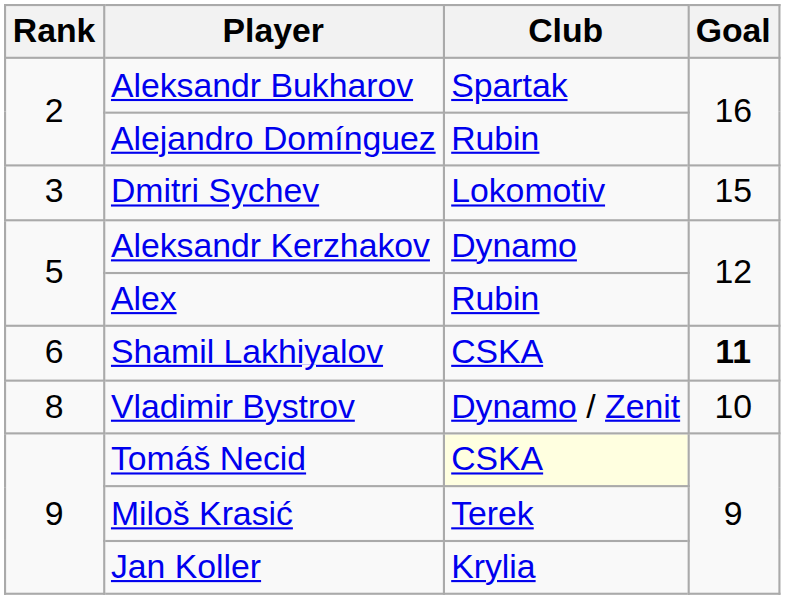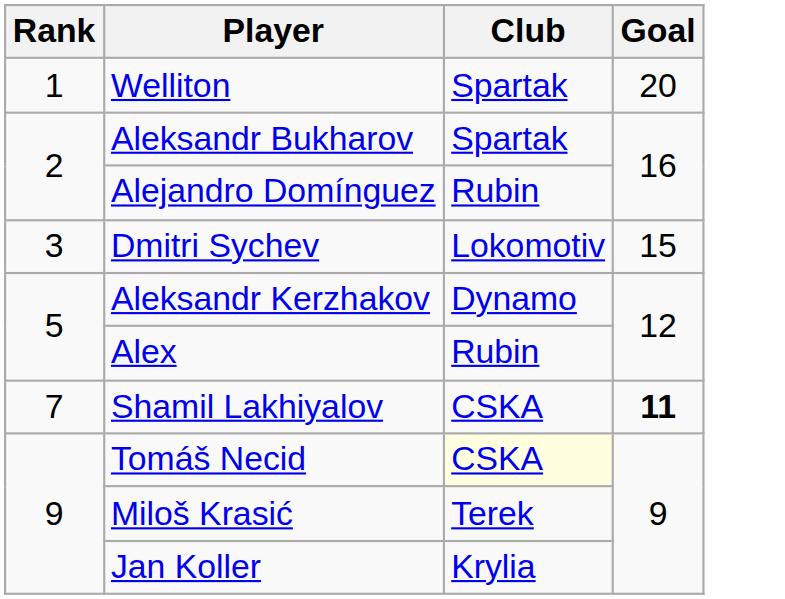+ row: (171, 84)
(54, 352) 6 -> (54, 406) 7
- row: (233, 406)
